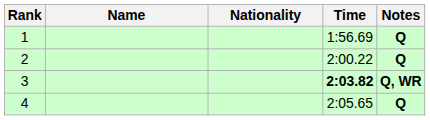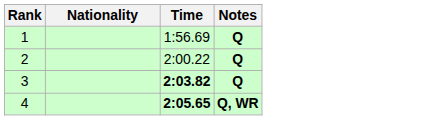- column: (126, 15)
(401, 81) Q, WR -> (238, 81) Q
(350, 103) normal -> (187, 103) bold
(401, 103) Q -> (238, 103) Q, WR
